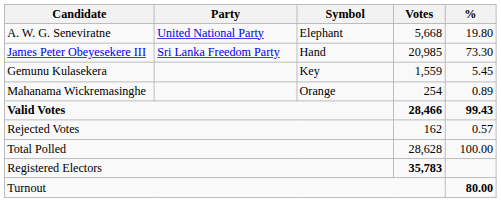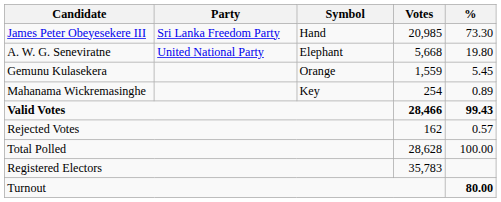rows swapped: (77, 52) <-> (59, 33)
(310, 71) Key -> (317, 71) Orange
(317, 91) Orange -> (310, 91) Key
(425, 168) bold -> (425, 168) normal
